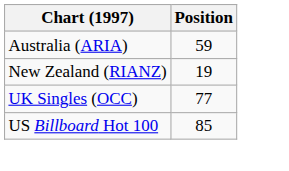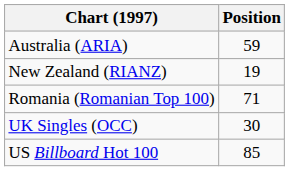+ row: (112, 98)
(204, 98) 77 -> (252, 125) 30
